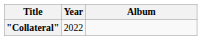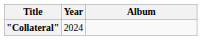(73, 27) 2022 -> (73, 27) 2024
